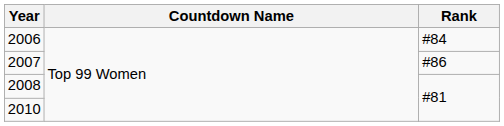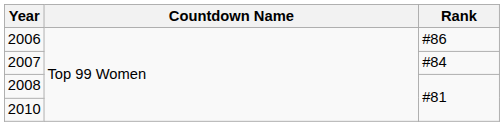(434, 39) #84 -> (434, 39) #86
(434, 62) #86 -> (434, 62) #84
